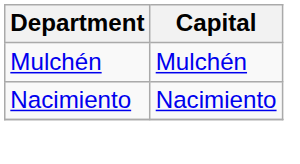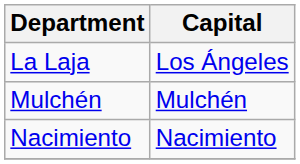+ row: (50, 61)
